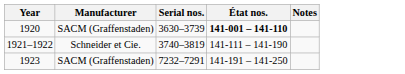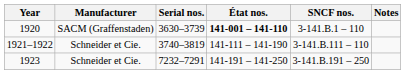+ column: (331, 12)
(106, 61) SACM (Graffenstaden) -> (106, 61) Schneider et Cie.
